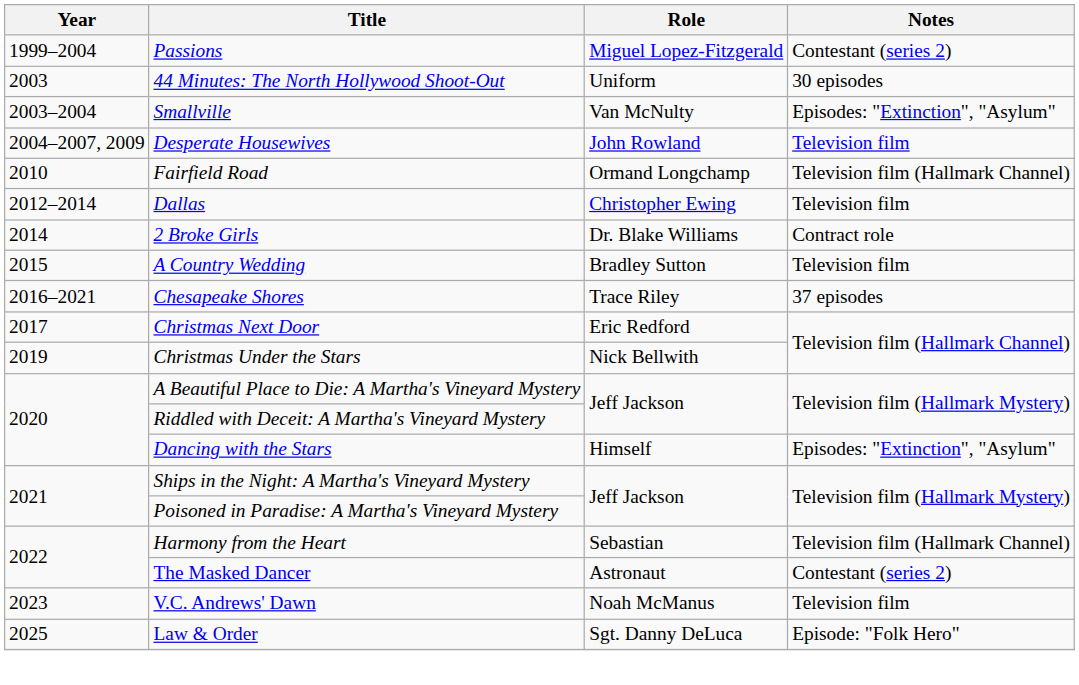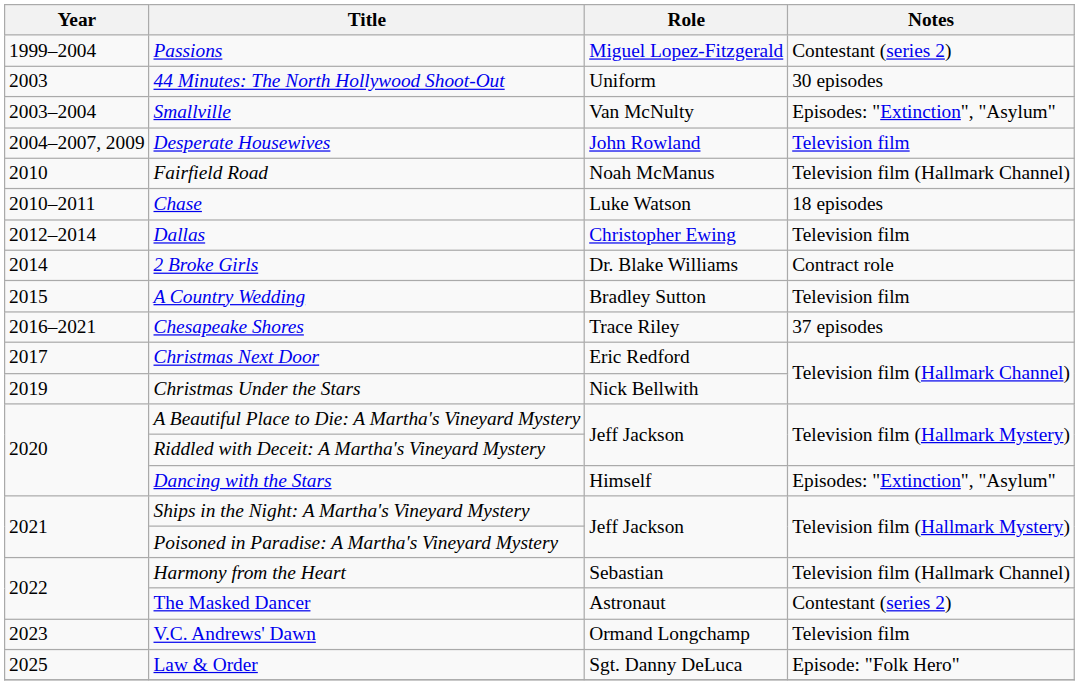(670, 173) Ormand Longchamp -> (652, 173) Noah McManus
+ row: (178, 204)
(652, 603) Noah McManus -> (670, 633) Ormand Longchamp
